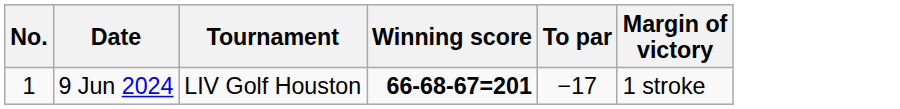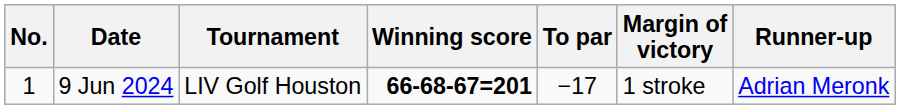+ column: (814, 36)
